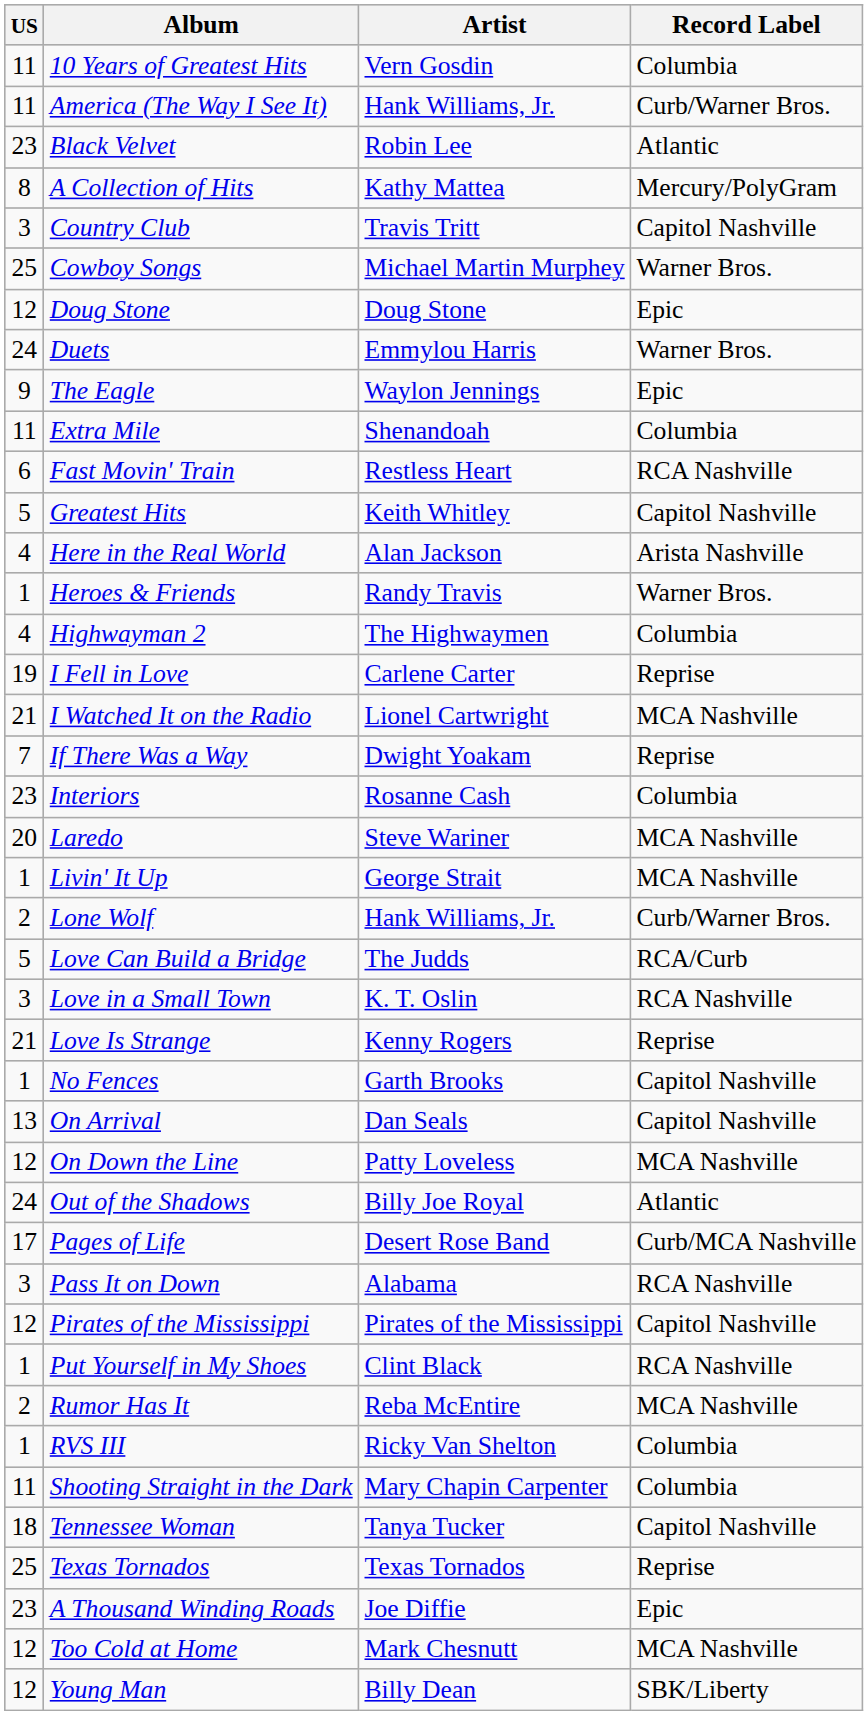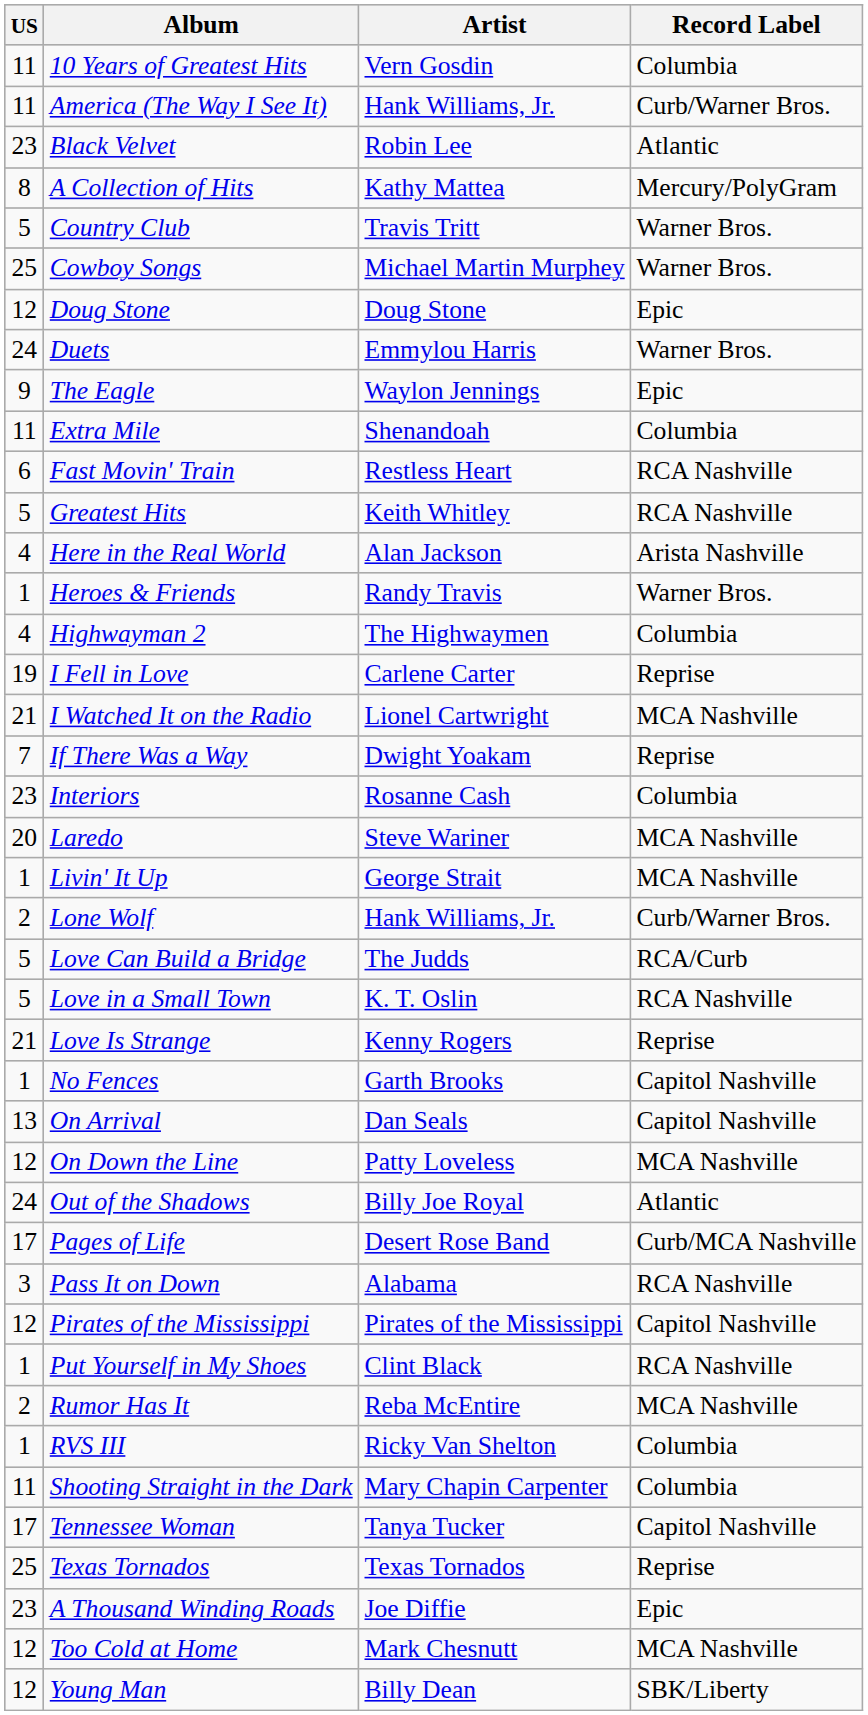(24, 227) 3 -> (24, 227) 5
(726, 227) Capitol Nashville -> (704, 227) Warner Bros.
(726, 512) Capitol Nashville -> (714, 512) RCA Nashville
(24, 999) 3 -> (24, 999) 5
(24, 1526) 18 -> (24, 1526) 17
